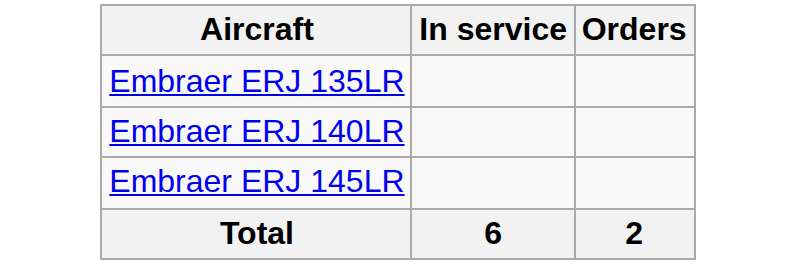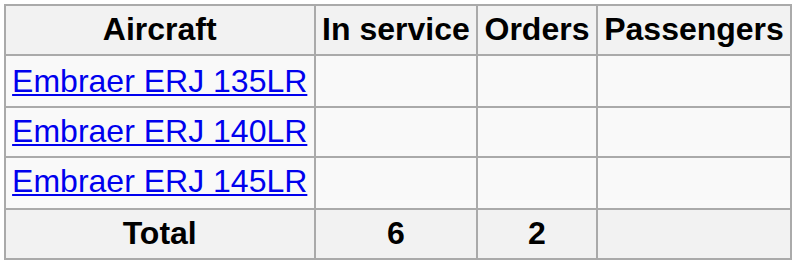+ column: (694, 29)
